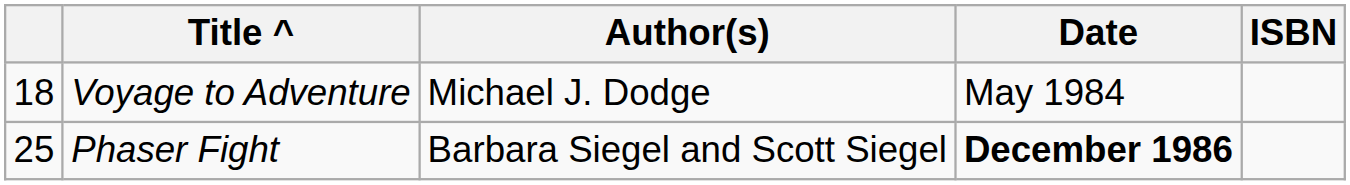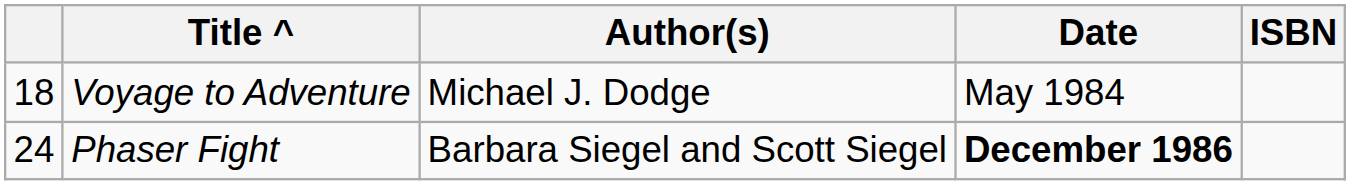(34, 149) 25 -> (34, 149) 24
